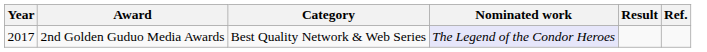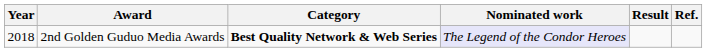(21, 36) 2017 -> (21, 36) 2018
(328, 36) normal -> (334, 36) bold
